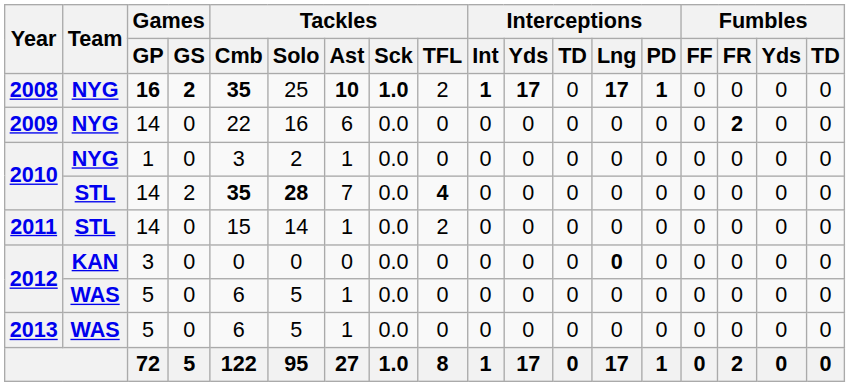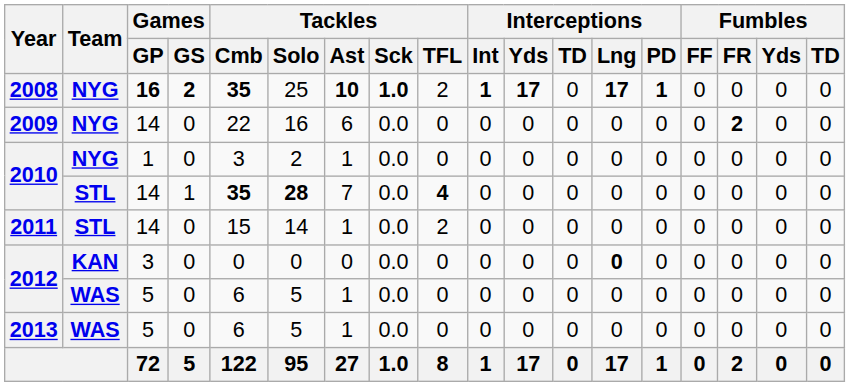(189, 192) 2 -> (189, 192) 1
